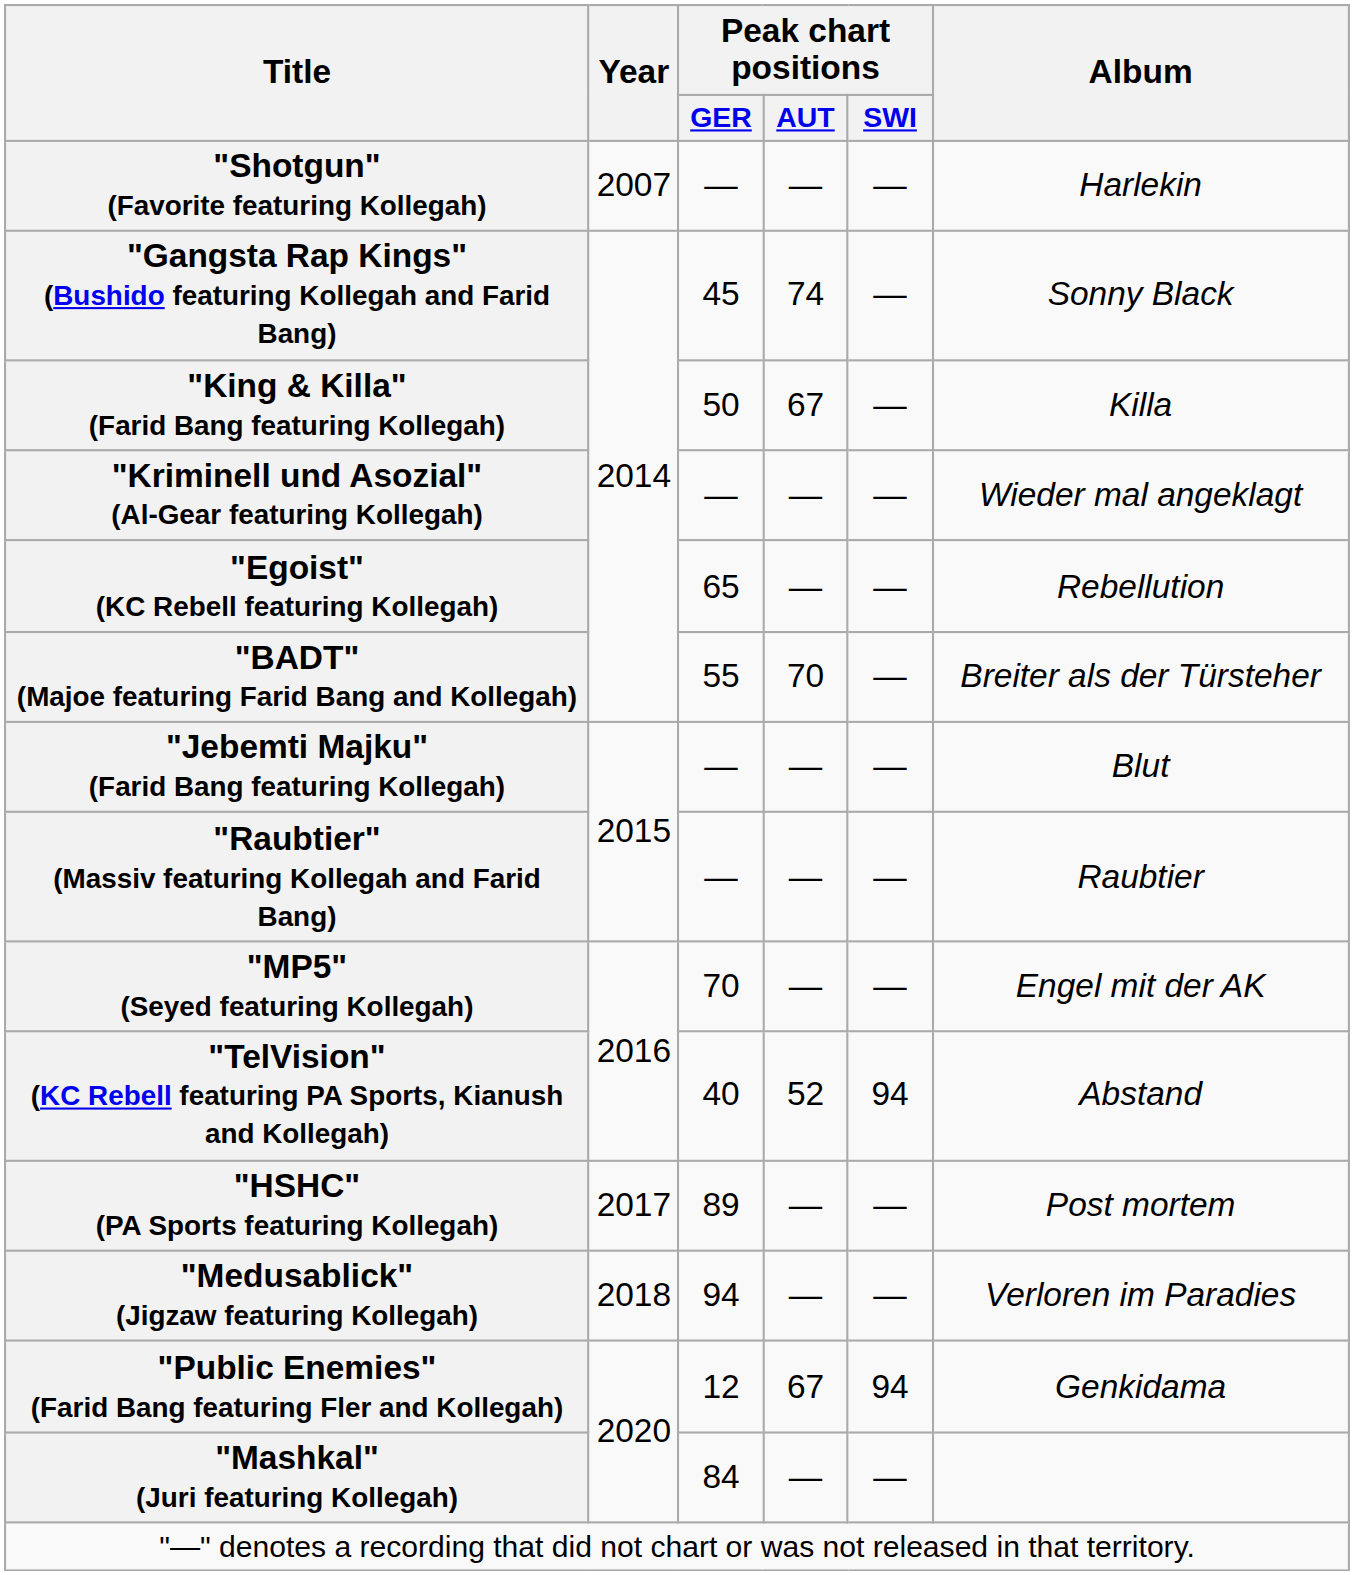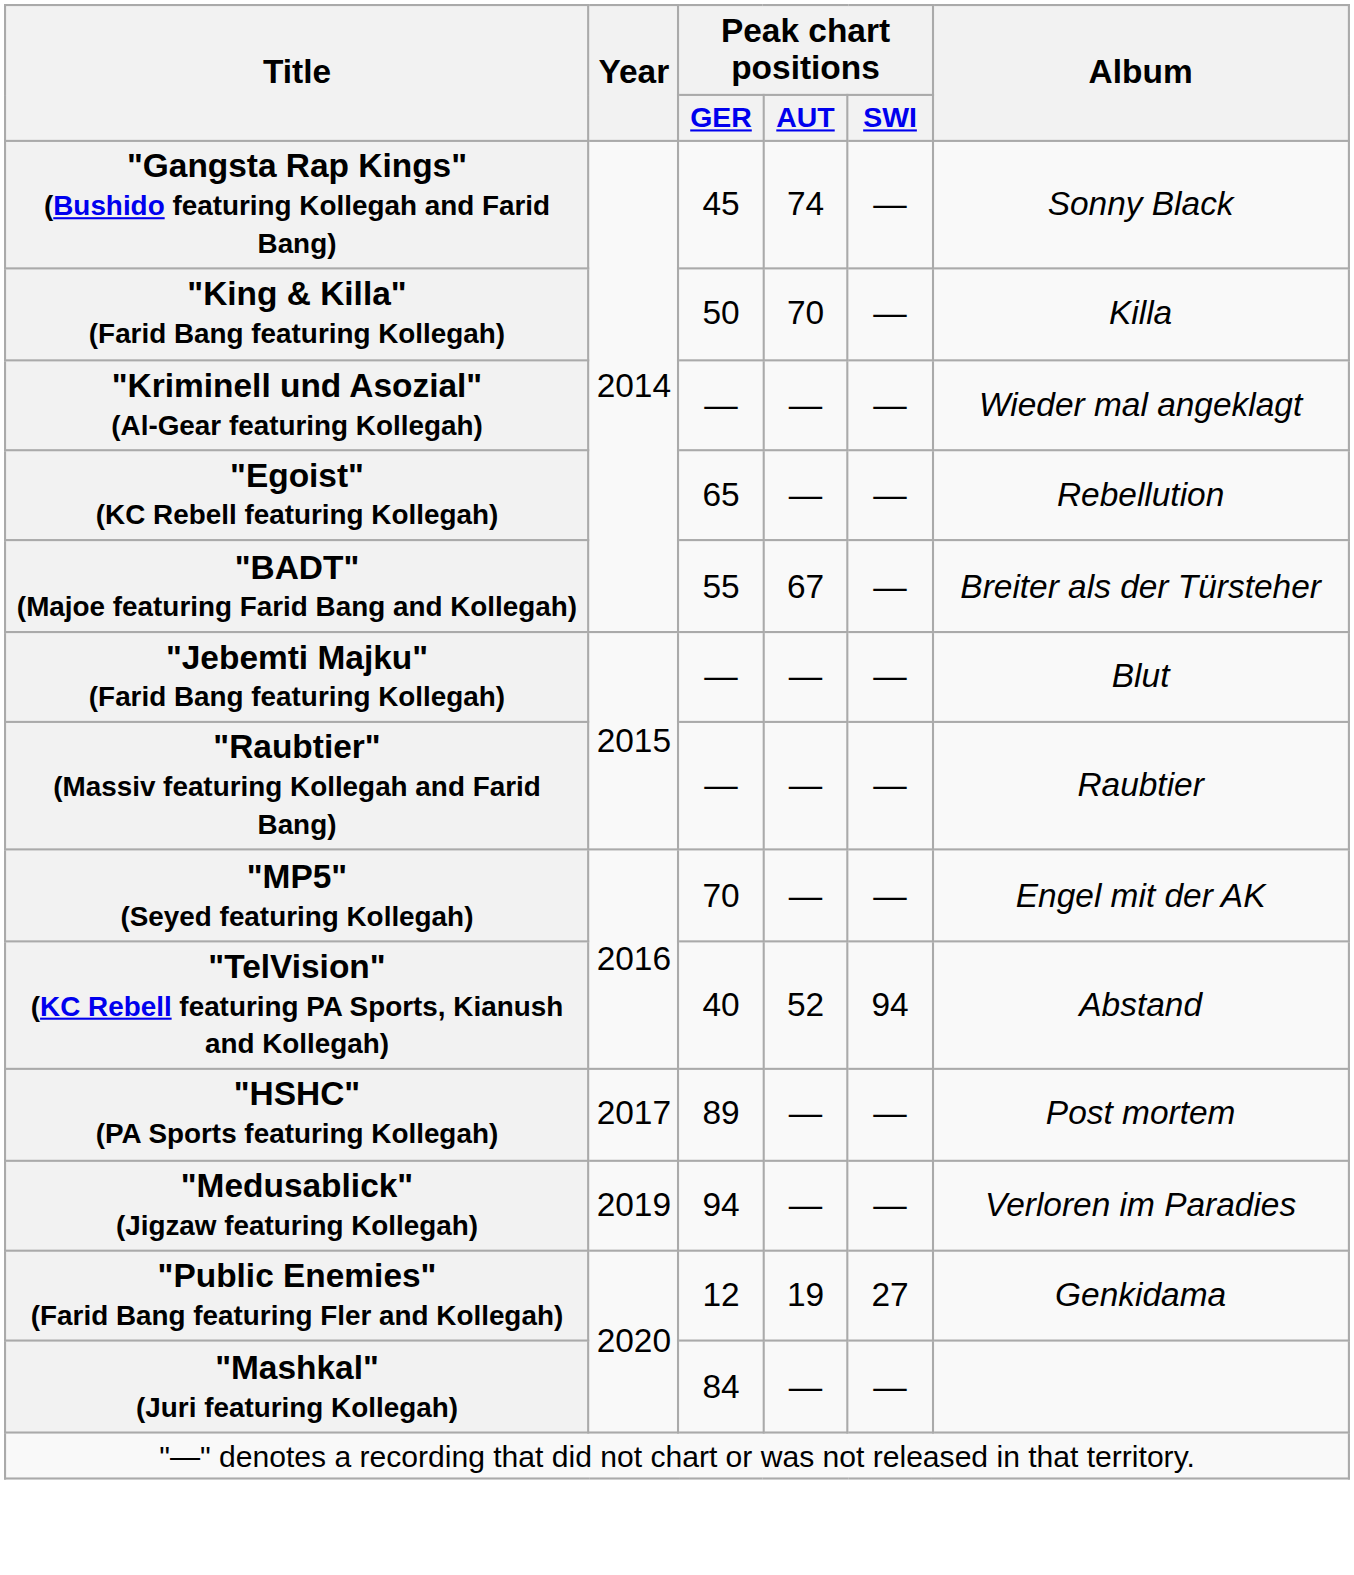- row: (297, 185)
(805, 404) 67 -> (805, 313) 70
(805, 676) 70 -> (805, 585) 67
(634, 1295) 2018 -> (634, 1204) 2019
(805, 1385) 67 -> (805, 1295) 19
(890, 1385) 94 -> (890, 1295) 27
